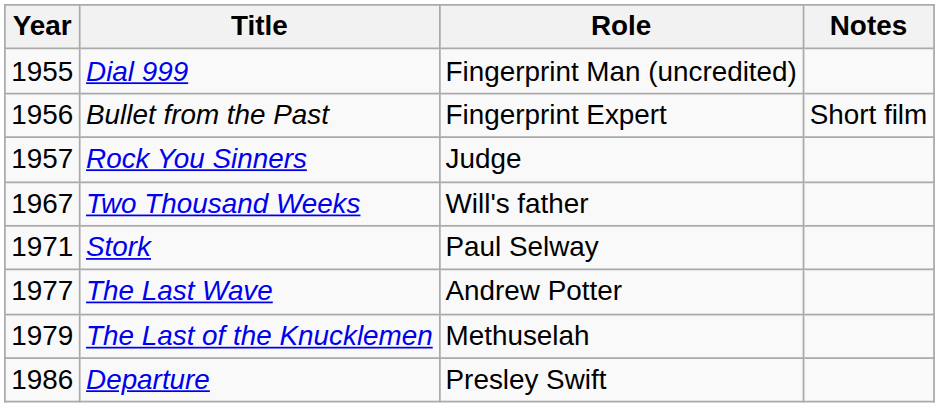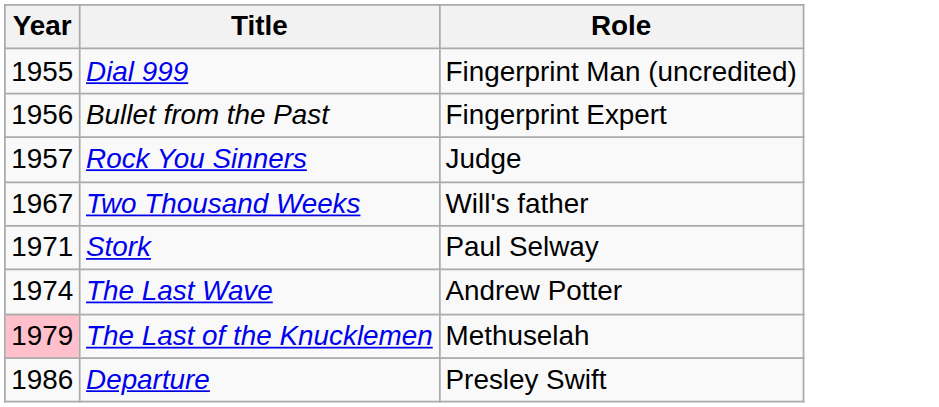- column: (868, 26)
(42, 291) 1977 -> (42, 291) 1974
(42, 335) no background -> (42, 335) pink background
